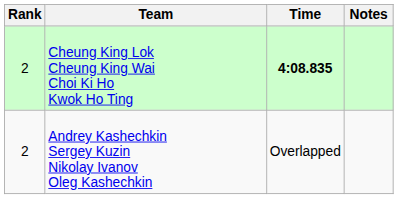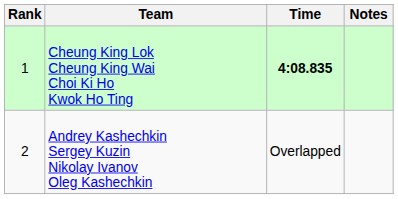(25, 68) 2 -> (25, 68) 1
